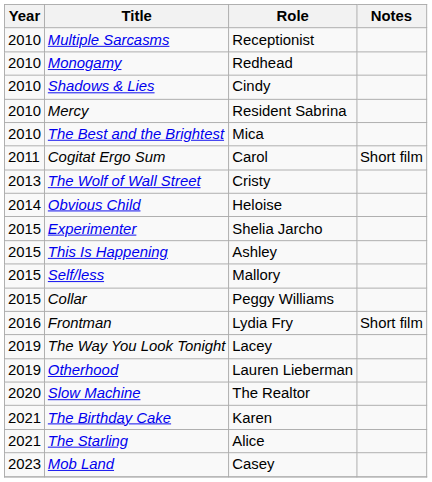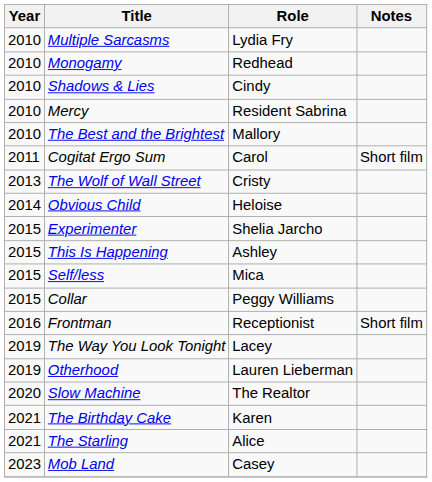(273, 39) Receptionist -> (263, 39) Lydia Fry
(248, 134) Mica -> (256, 134) Mallory
(256, 275) Mallory -> (248, 275) Mica
(263, 323) Lydia Fry -> (273, 323) Receptionist
